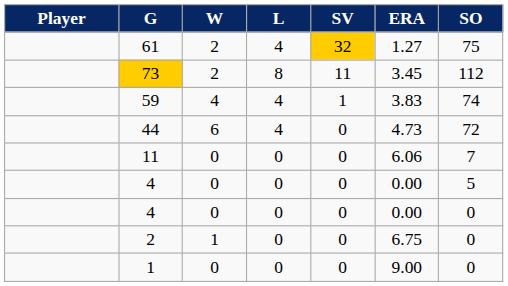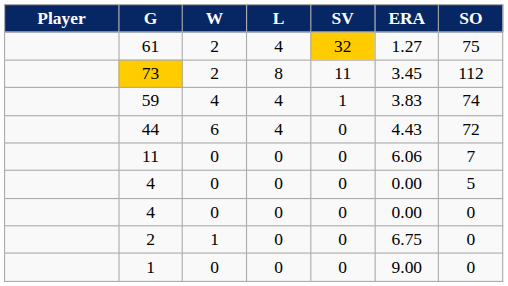(407, 128) 4.73 -> (407, 128) 4.43
